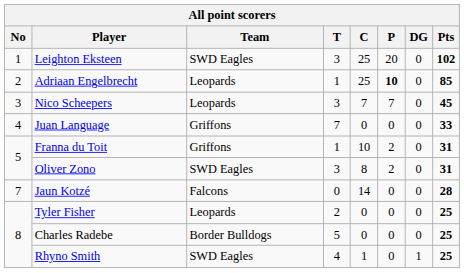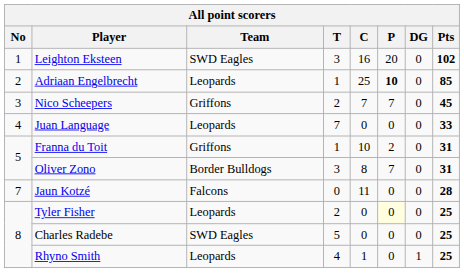(364, 59) 25 -> (364, 59) 16
(212, 103) Leopards -> (210, 103) Griffons
(337, 103) 3 -> (337, 103) 2
(210, 125) Griffons -> (212, 125) Leopards
(221, 169) SWD Eagles -> (231, 169) Border Bulldogs
(391, 169) 2 -> (391, 169) 7
(364, 191) 14 -> (364, 191) 11
(391, 213) no background -> (391, 213) lightyellow background
(231, 234) Border Bulldogs -> (221, 234) SWD Eagles
(221, 256) SWD Eagles -> (212, 256) Leopards
